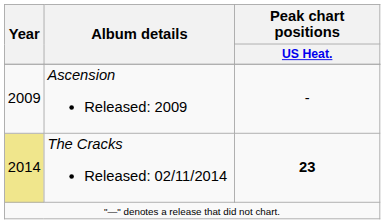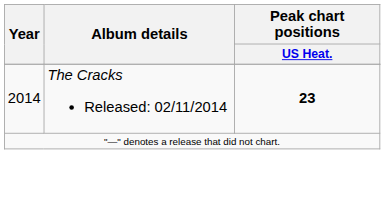- row: (139, 91)
(24, 168) khaki background -> (24, 98) no background
